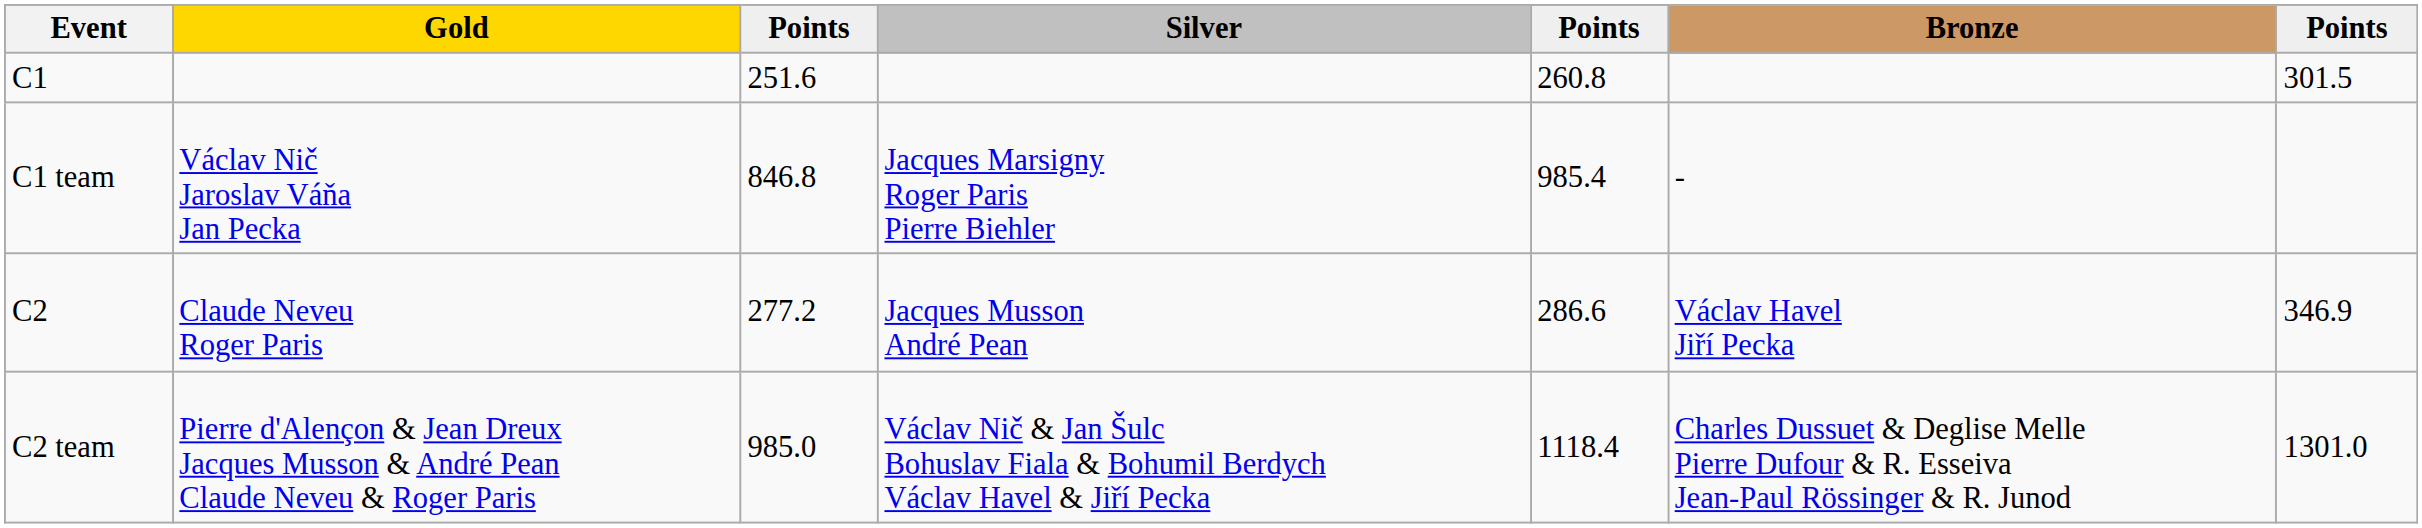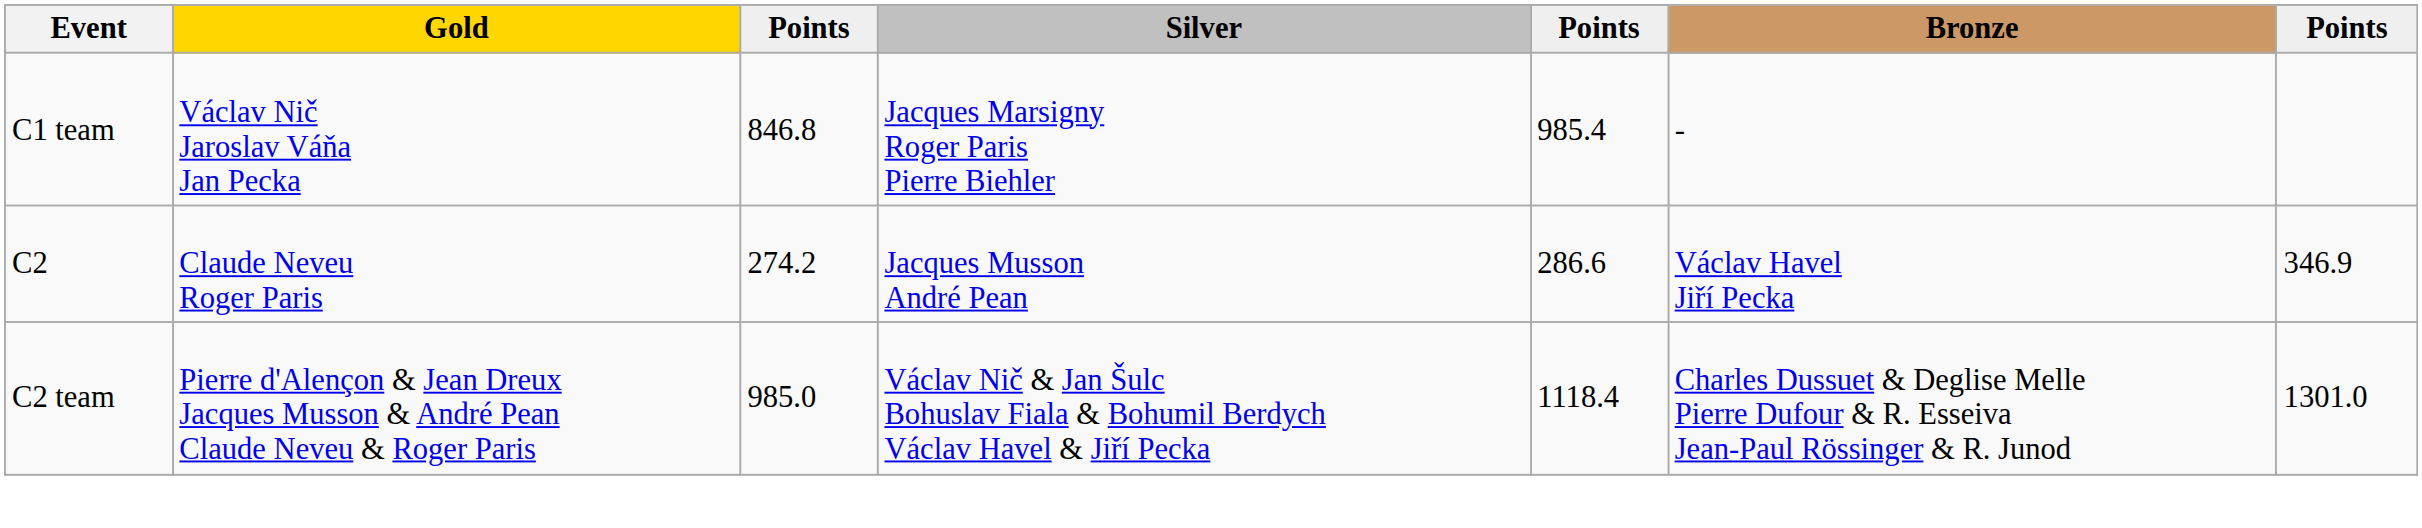- row: (30, 77)
(782, 311) 277.2 -> (782, 263) 274.2
